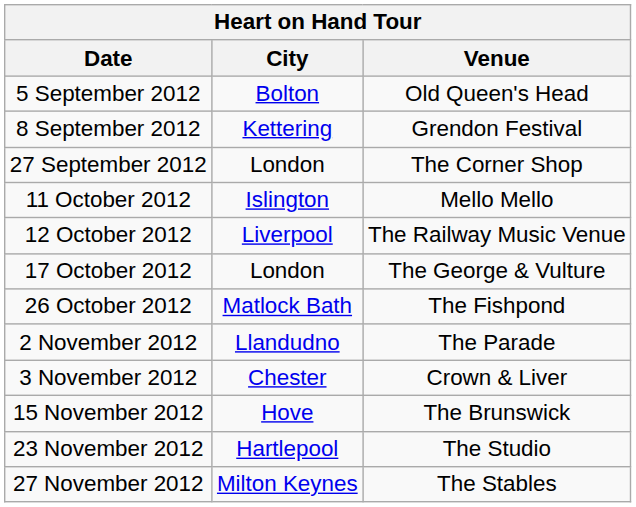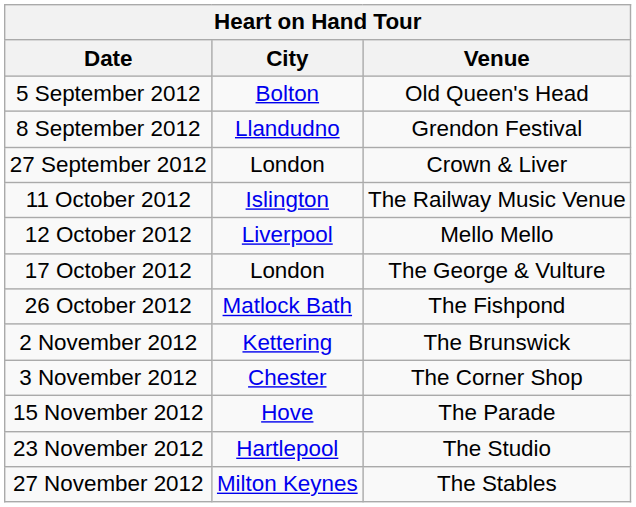(287, 128) Kettering -> (287, 128) Llandudno
(497, 164) The Corner Shop -> (497, 164) Crown & Liver
(497, 199) Mello Mello -> (497, 199) The Railway Music Venue
(497, 235) The Railway Music Venue -> (497, 235) Mello Mello
(287, 341) Llandudno -> (287, 341) Kettering
(497, 341) The Parade -> (497, 341) The Brunswick
(497, 377) Crown & Liver -> (497, 377) The Corner Shop
(497, 413) The Brunswick -> (497, 413) The Parade
